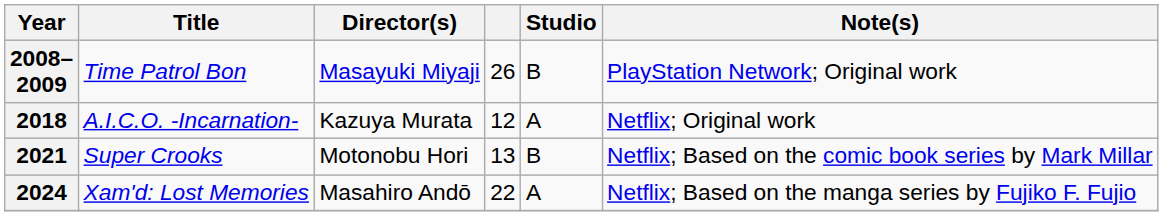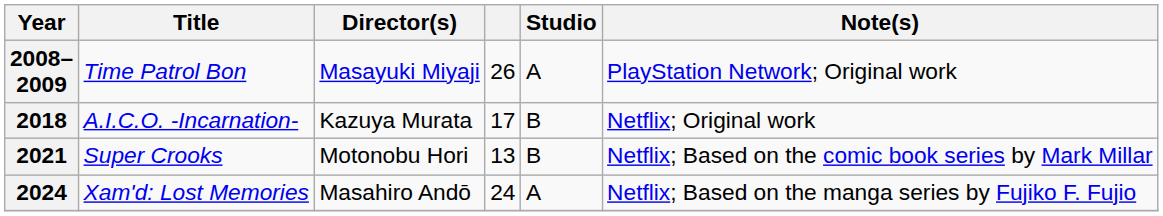(534, 71) B -> (534, 71) A
(503, 120) 12 -> (503, 120) 17
(534, 120) A -> (534, 120) B
(503, 192) 22 -> (503, 192) 24
